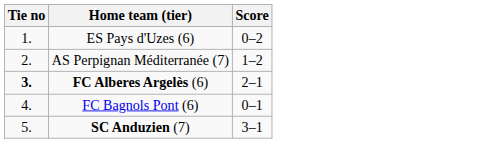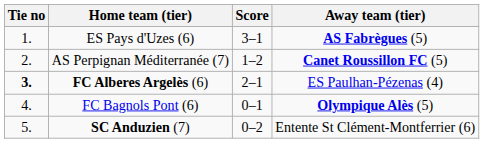+ column: (375, 15)
(252, 37) 0–2 -> (252, 37) 3–1
(252, 127) 3–1 -> (252, 127) 0–2
